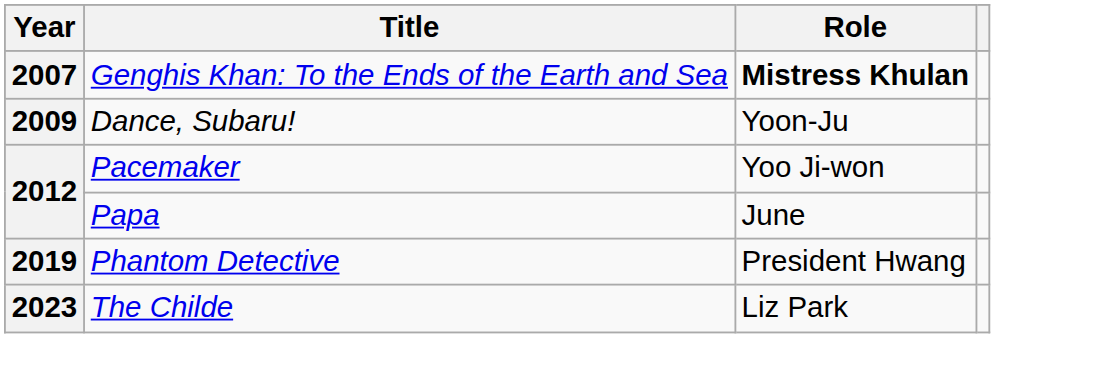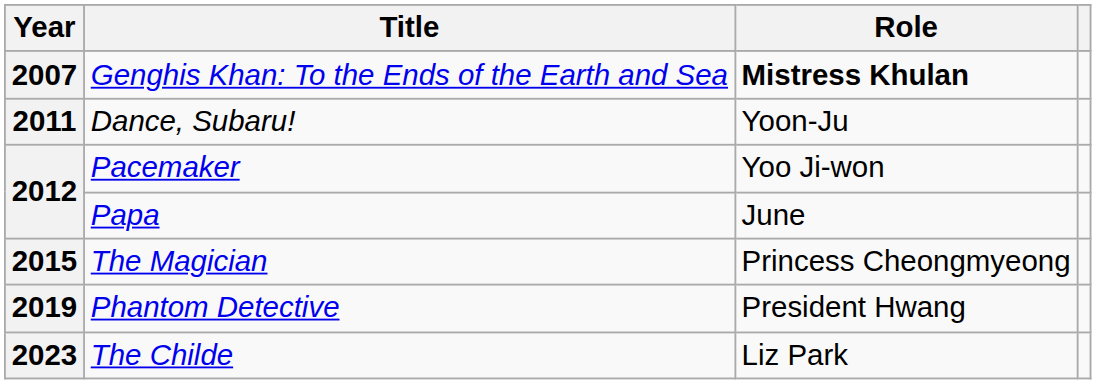(44, 121) 2009 -> (44, 121) 2011
+ row: (179, 261)
